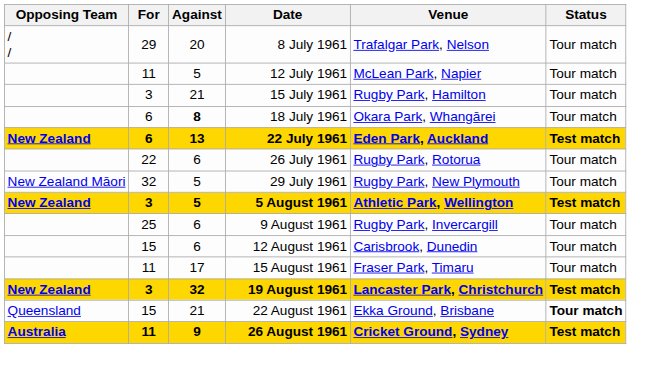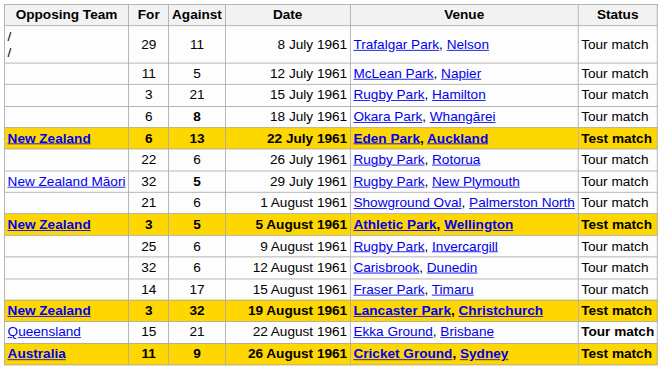(197, 44) 20 -> (197, 44) 11
(197, 181) normal -> (197, 181) bold
+ row: (304, 203)
(149, 246) 15 -> (149, 267) 32
(149, 267) 11 -> (149, 289) 14
